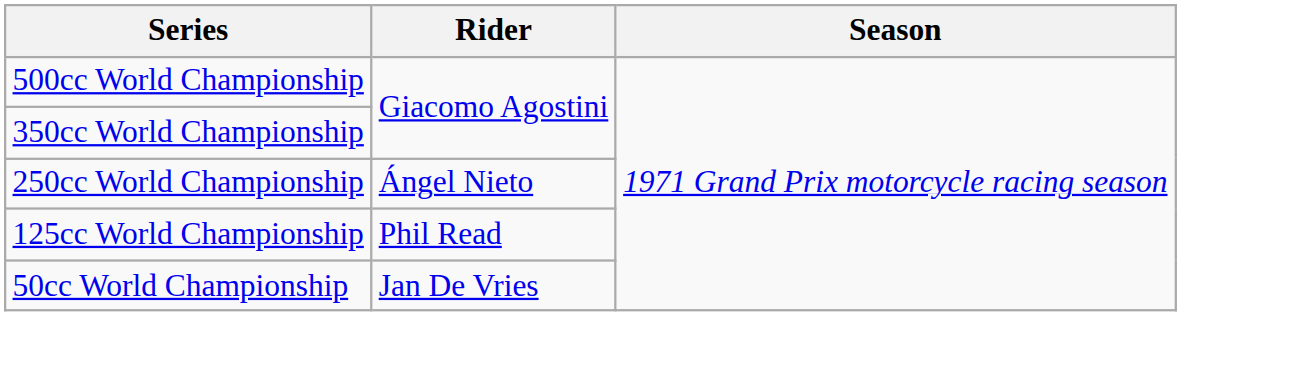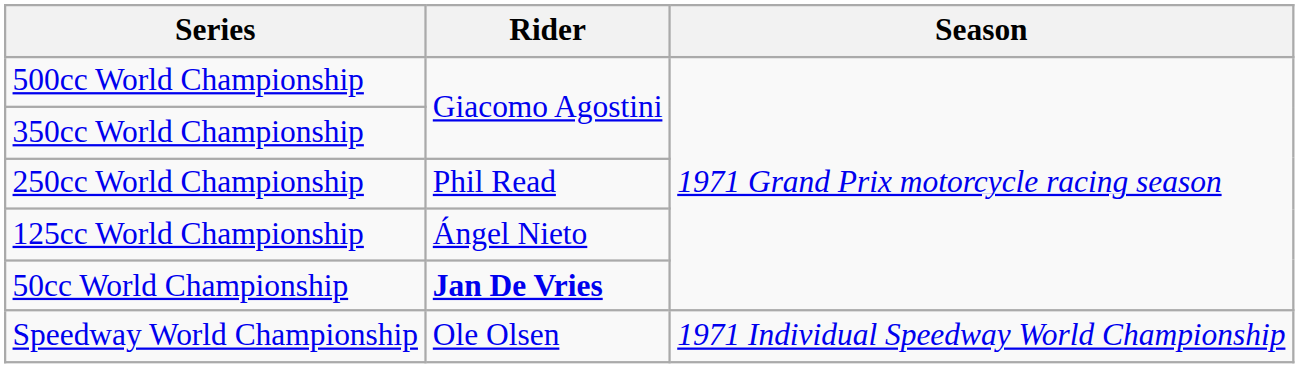(456, 182) Ángel Nieto -> (494, 182) Phil Read
(440, 233) Phil Read -> (510, 233) Ángel Nieto
(459, 284) normal -> (518, 284) bold
+ row: (215, 335)
